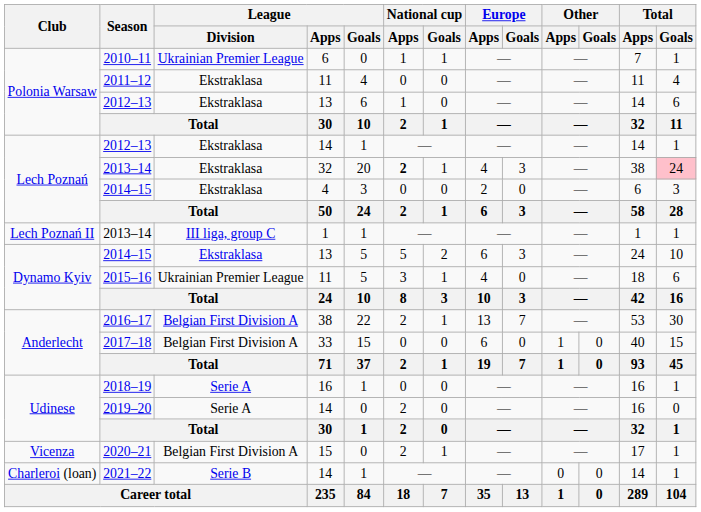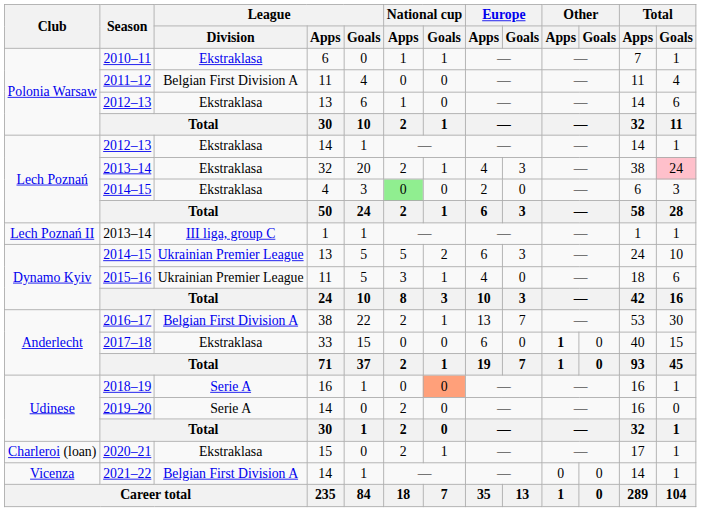(231, 59) Ukrainian Premier League -> (231, 59) Ekstraklasa
(231, 80) Ekstraklasa -> (231, 80) Belgian First Division A
(403, 168) bold -> (403, 168) normal
(403, 189) no background -> (403, 189) lightgreen background
(231, 255) Ekstraklasa -> (231, 255) Ukrainian Premier League
(231, 342) Belgian First Division A -> (231, 342) Ekstraklasa
(561, 342) normal -> (561, 342) bold
(444, 386) no background -> (444, 386) lightsalmon background
(52, 451) Vicenza -> (52, 451) Charleroi (loan)
(231, 451) Belgian First Division A -> (231, 451) Ekstraklasa
(52, 473) Charleroi (loan) -> (52, 473) Vicenza
(231, 473) Serie B -> (231, 473) Belgian First Division A
